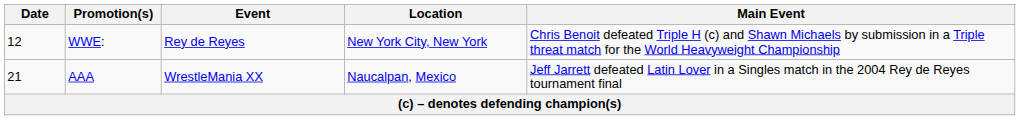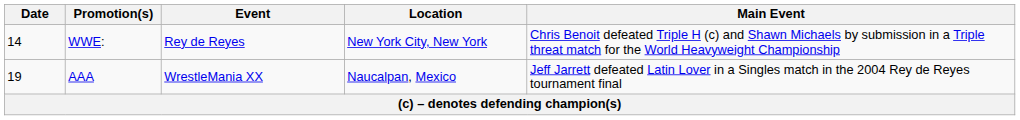(14, 42) 12 -> (14, 42) 14
(14, 76) 21 -> (14, 76) 19
